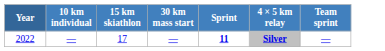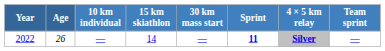+ column: (60, 18)
(122, 39) 17 -> (151, 39) 14
